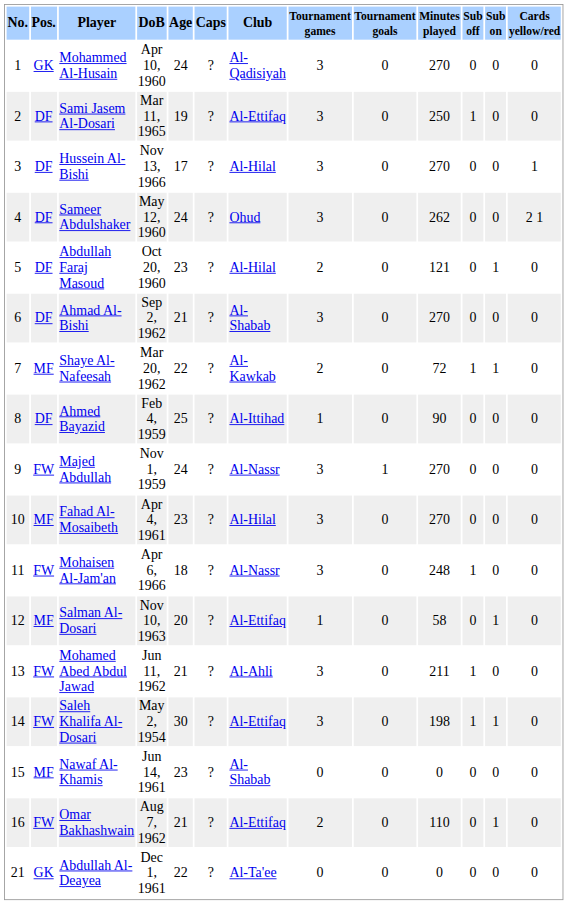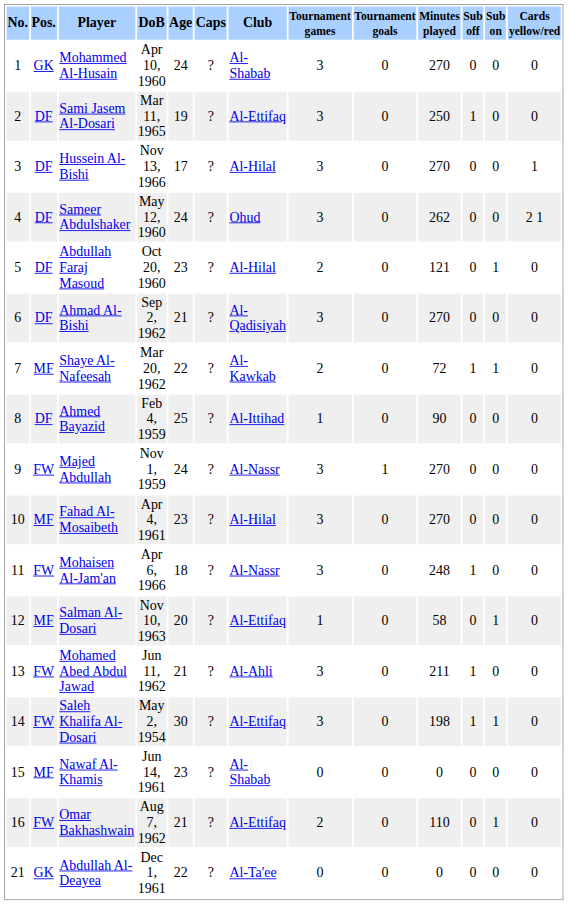(258, 65) Al-Qadisiyah -> (250, 65) Al-Shabab
(250, 318) Al-Shabab -> (258, 318) Al-Qadisiyah
